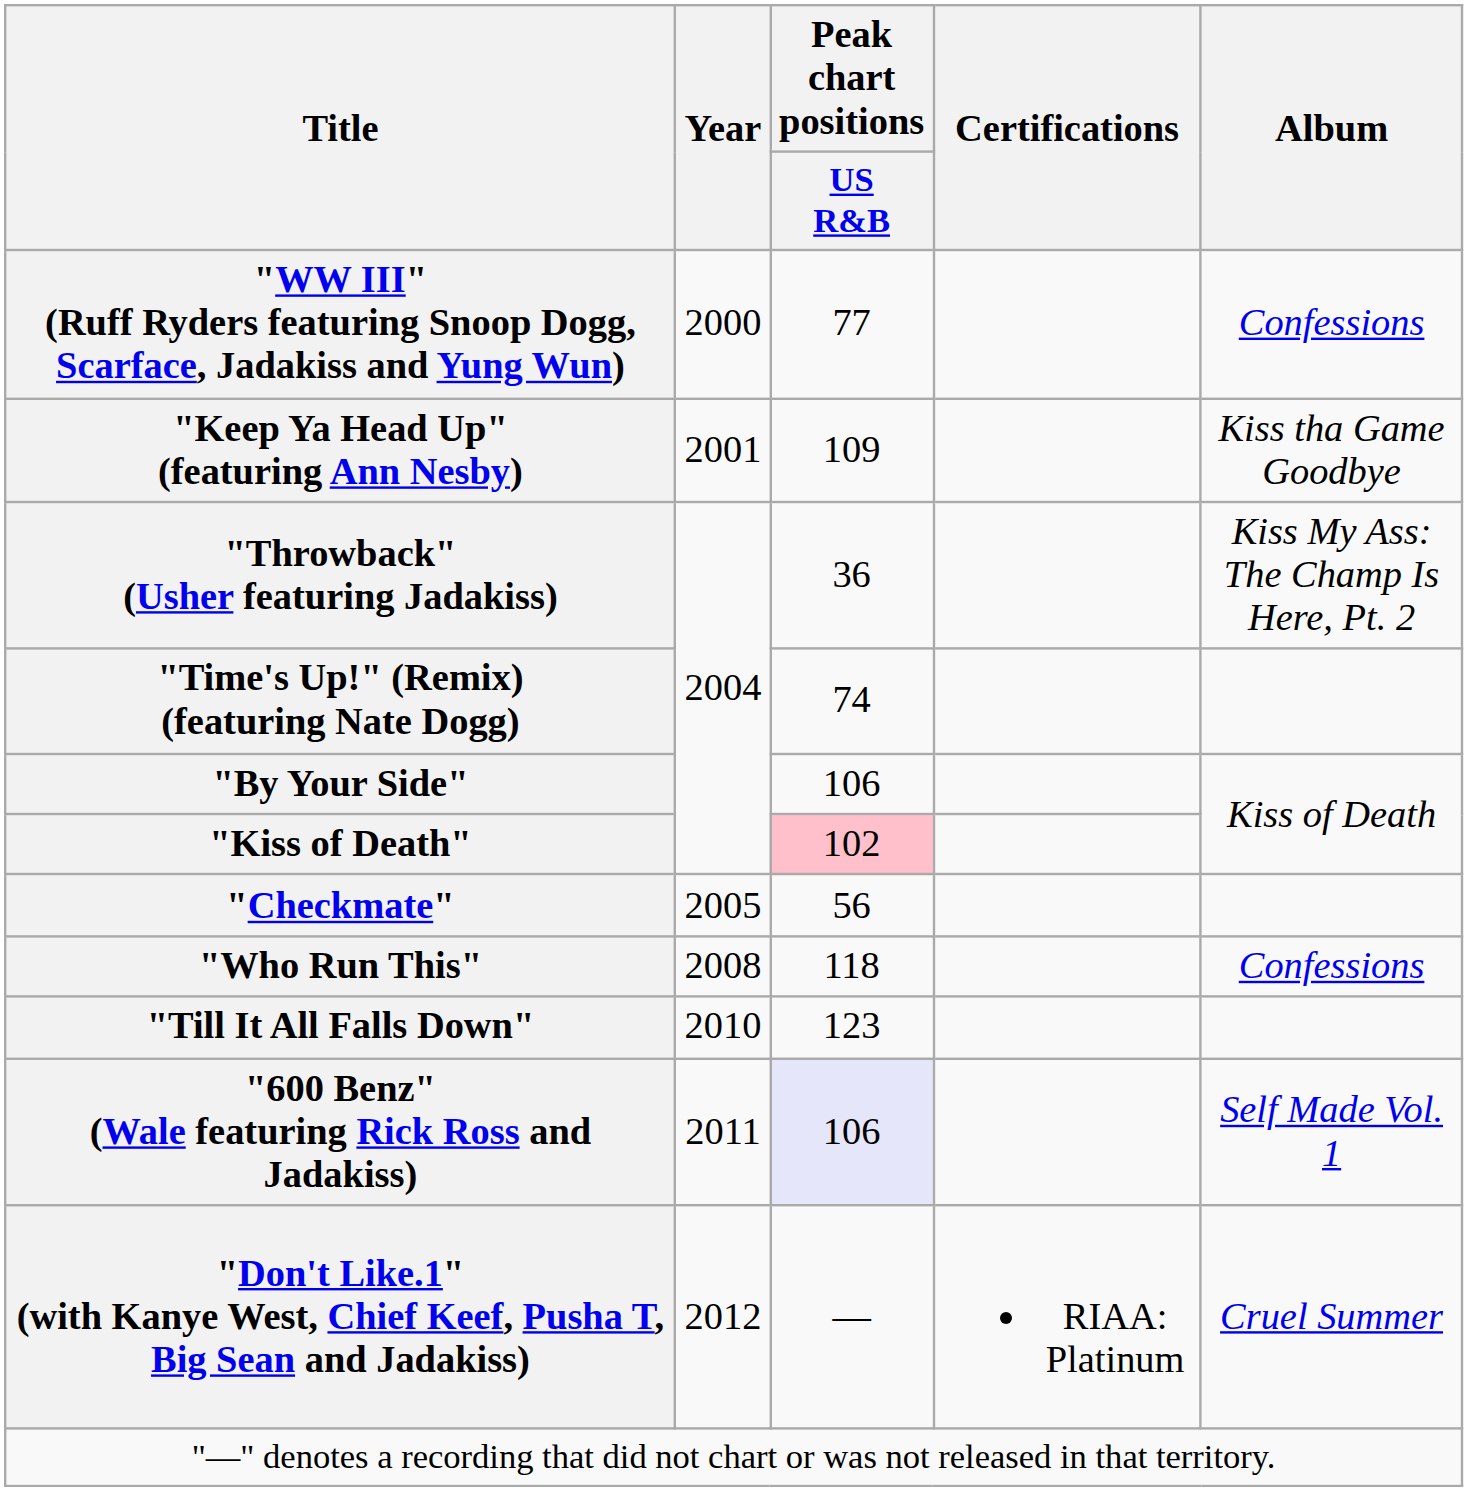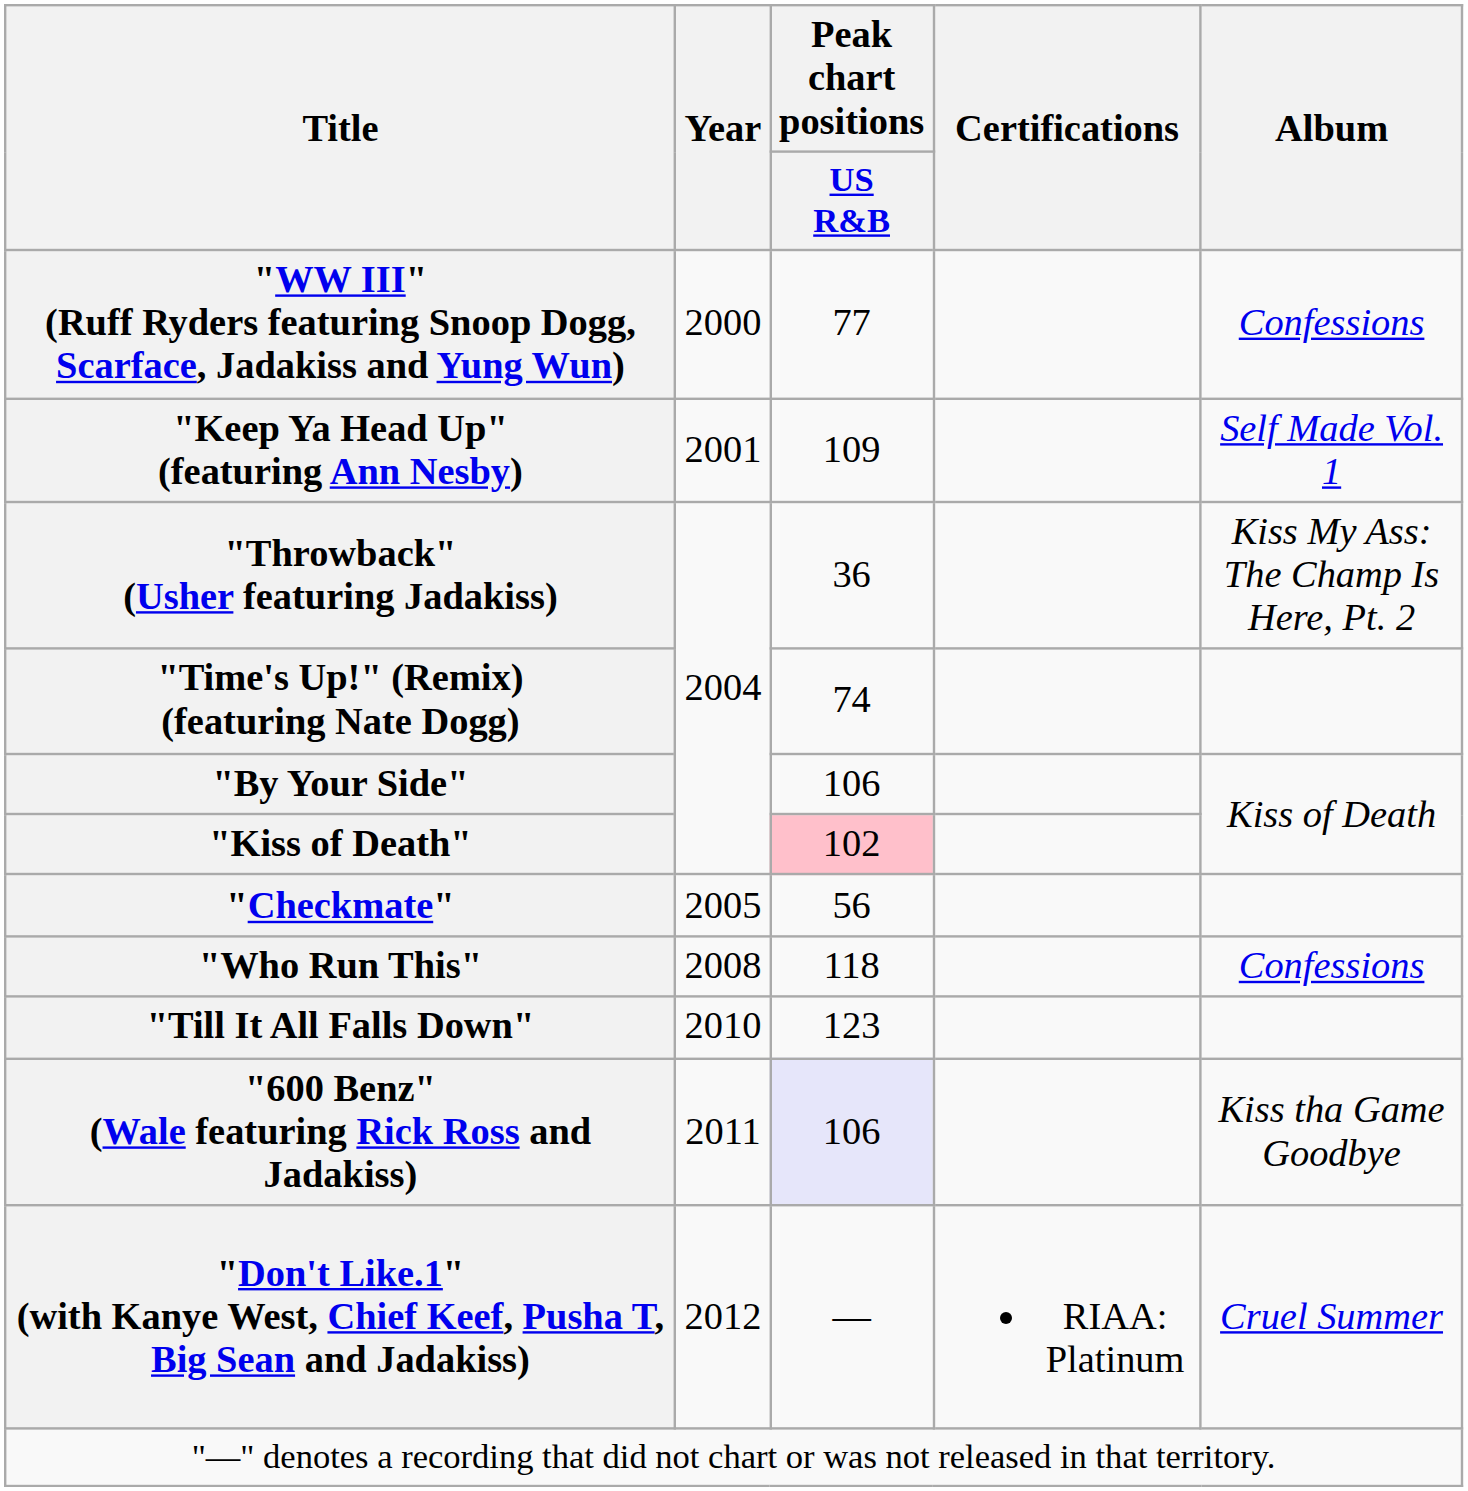(1332, 448) Kiss tha Game Goodbye -> (1332, 448) Self Made Vol. 1
(1332, 1130) Self Made Vol. 1 -> (1332, 1130) Kiss tha Game Goodbye
